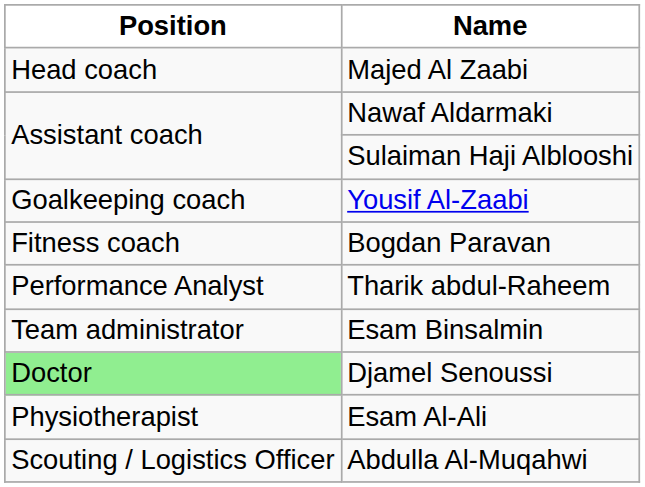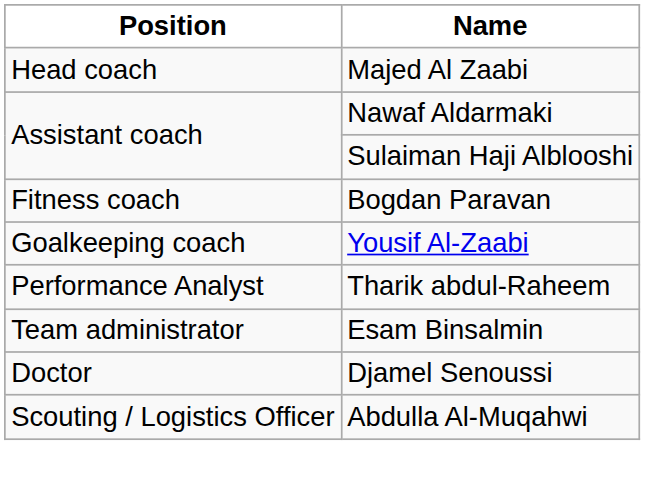rows swapped: (438, 199) <-> (449, 243)
(51, 373) lightgreen background -> (51, 373) no background
- row: (417, 416)
